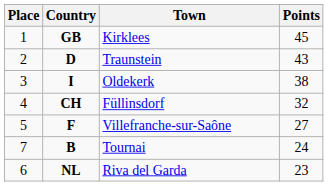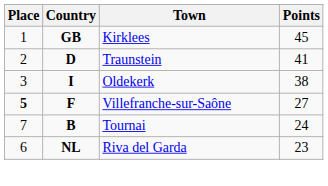(301, 59) 43 -> (301, 59) 41
- row: (133, 103)
(23, 125) normal -> (23, 103) bold
